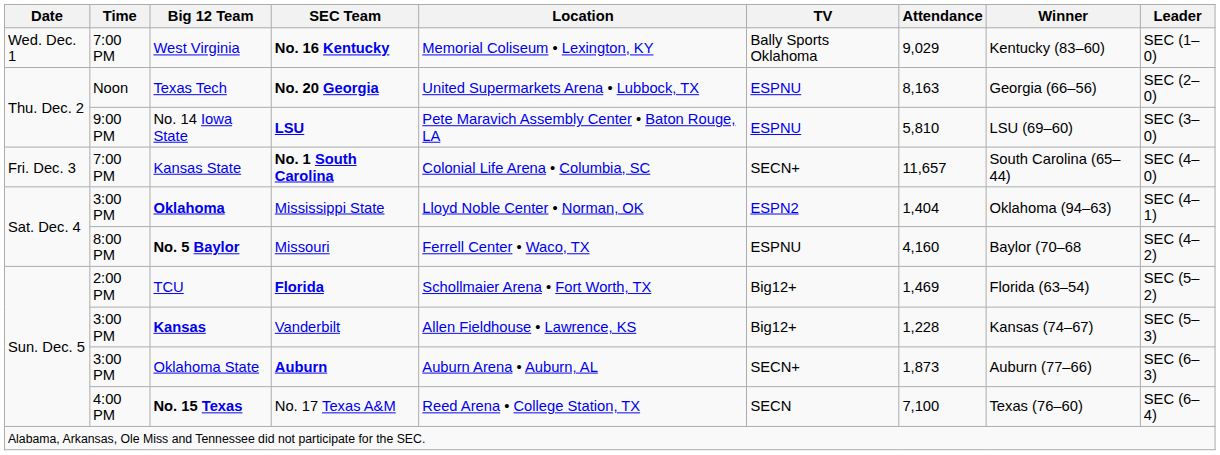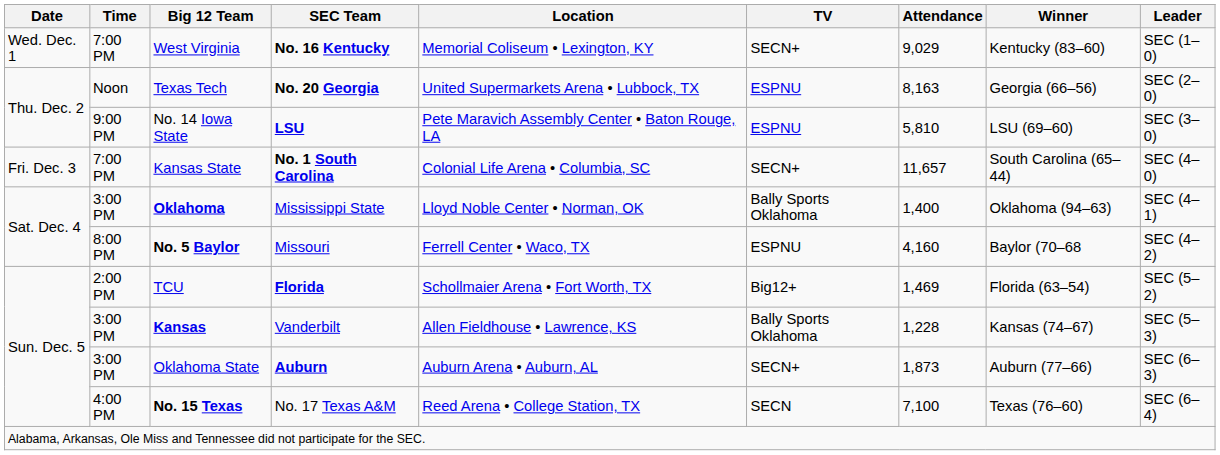(790, 48) Bally Sports Oklahoma -> (775, 48) SECN+
(775, 207) ESPN2 -> (790, 207) Bally Sports Oklahoma
(921, 207) 1,404 -> (921, 207) 1,400
(774, 327) Big12+ -> (790, 327) Bally Sports Oklahoma
